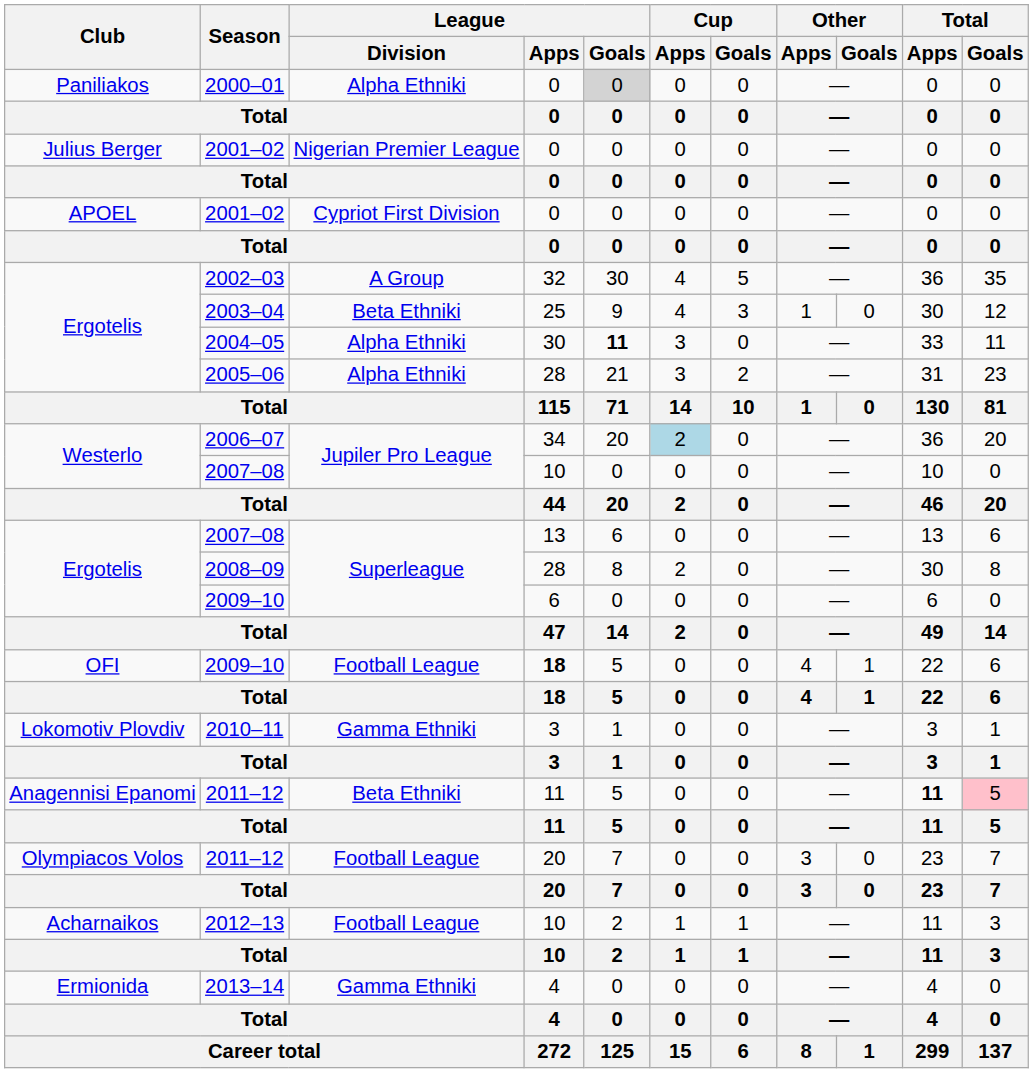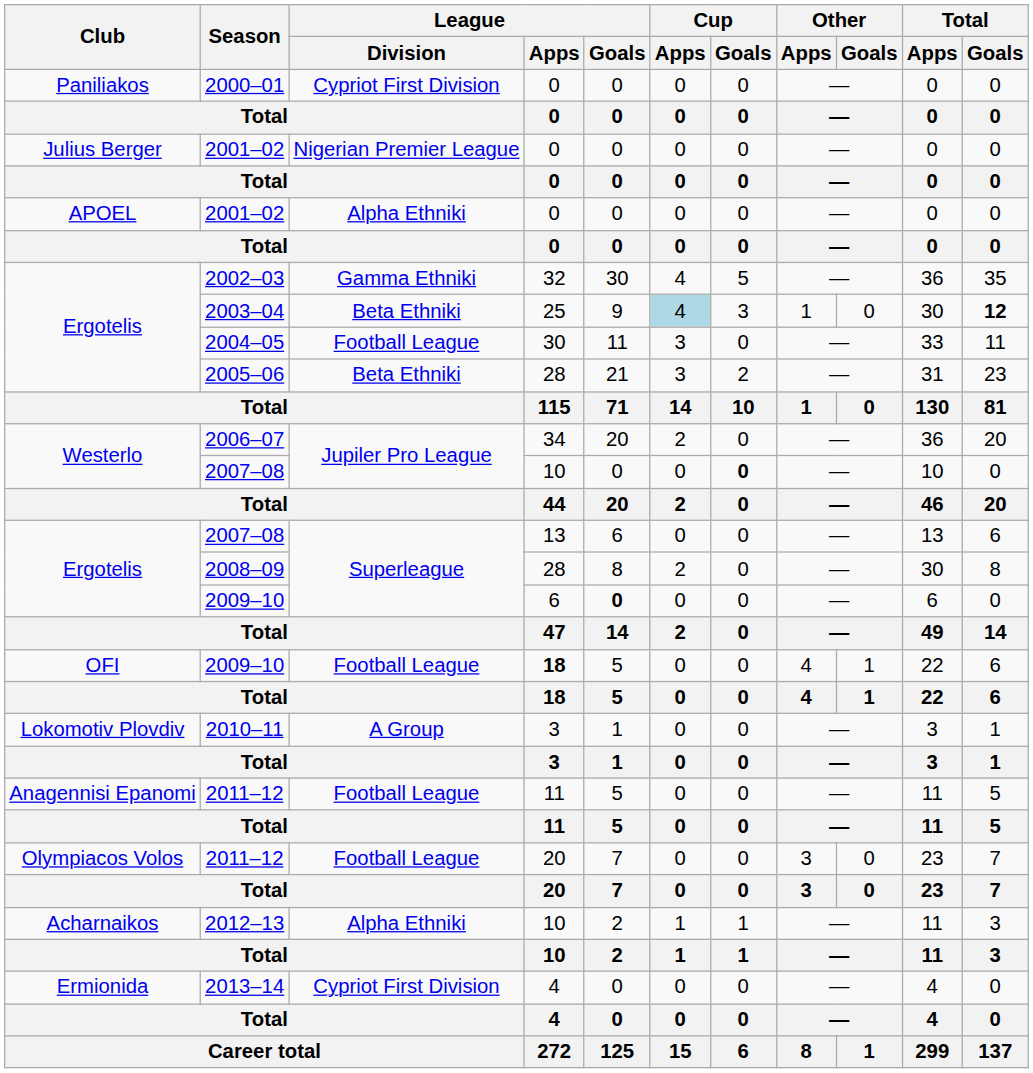(407, 85) Alpha Ethniki -> (407, 85) Cypriot First Division
(617, 85) lightgrey background -> (617, 85) no background
(407, 213) Cypriot First Division -> (407, 213) Alpha Ethniki
(407, 278) A Group -> (407, 278) Gamma Ethniki
(680, 310) no background -> (680, 310) lightblue background
(995, 310) normal -> (995, 310) bold
(407, 342) Alpha Ethniki -> (407, 342) Football League
(617, 342) bold -> (617, 342) normal
(407, 375) Alpha Ethniki -> (407, 375) Beta Ethniki
(680, 439) lightblue background -> (680, 439) no background
(743, 471) normal -> (743, 471) bold
(617, 600) normal -> (617, 600) bold
(407, 729) Gamma Ethniki -> (407, 729) A Group
(407, 794) Beta Ethniki -> (407, 794) Football League
(932, 794) bold -> (932, 794) normal
(995, 794) pink background -> (995, 794) no background
(407, 922) Football League -> (407, 922) Alpha Ethniki
(407, 987) Gamma Ethniki -> (407, 987) Cypriot First Division
